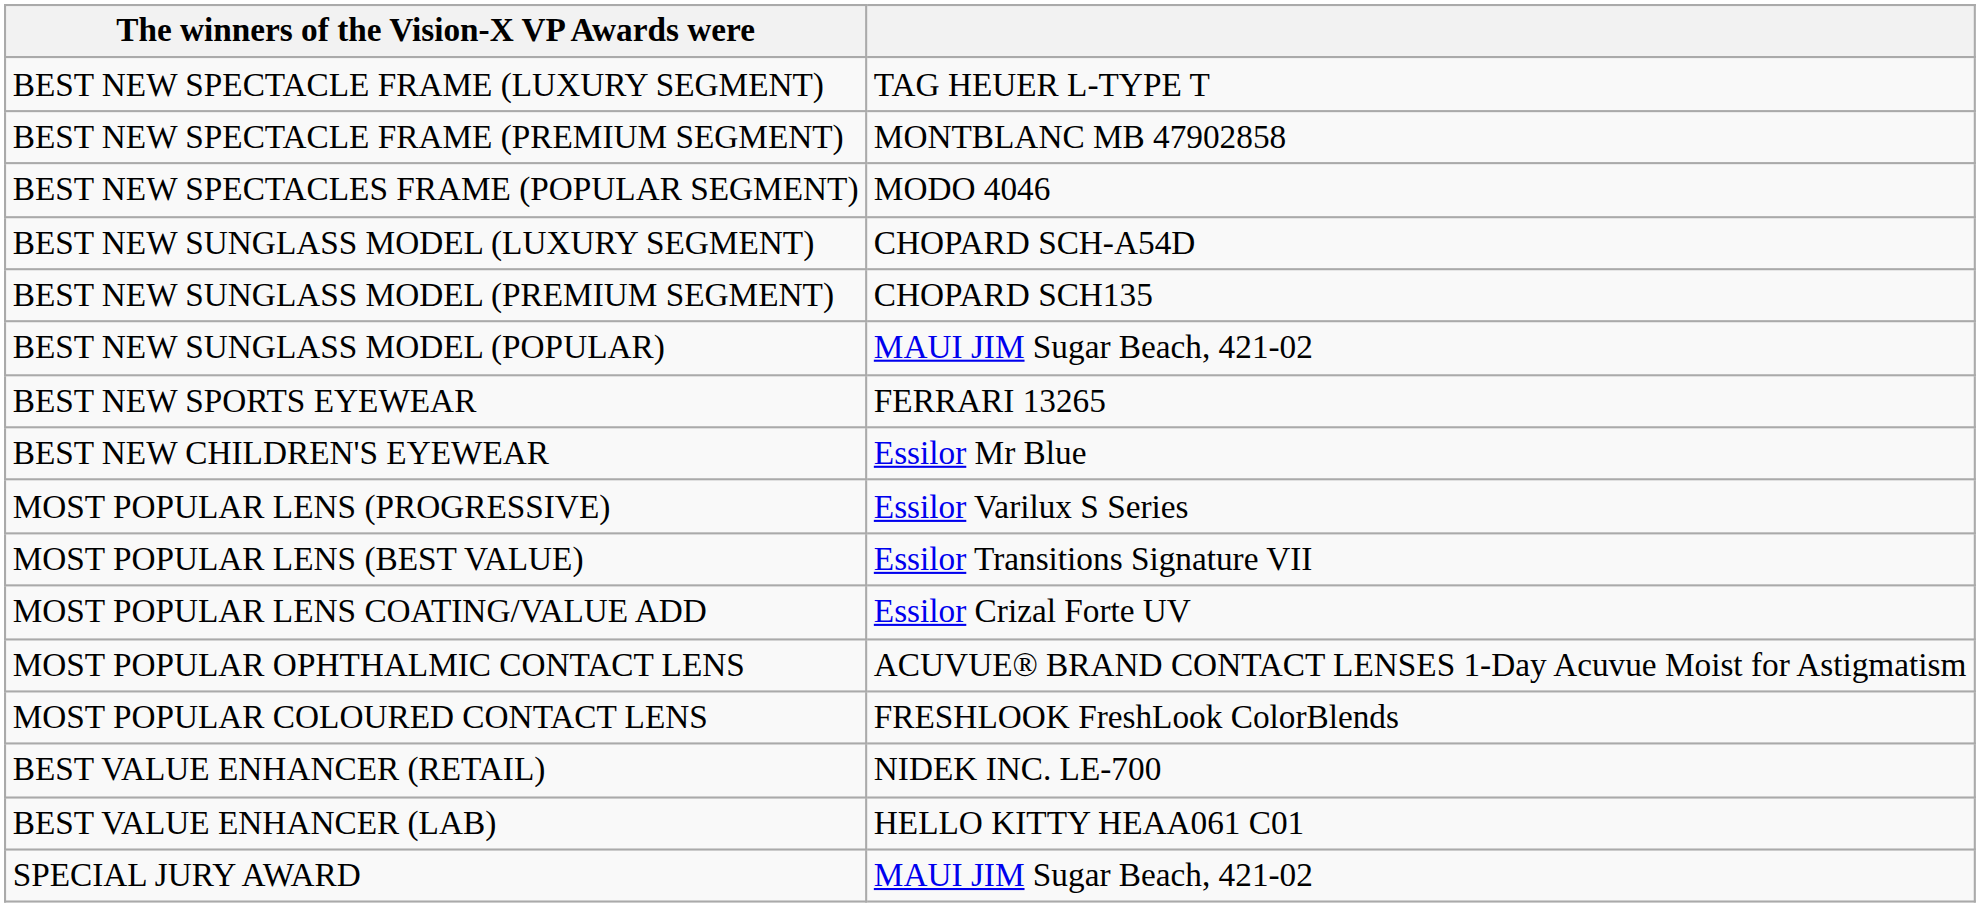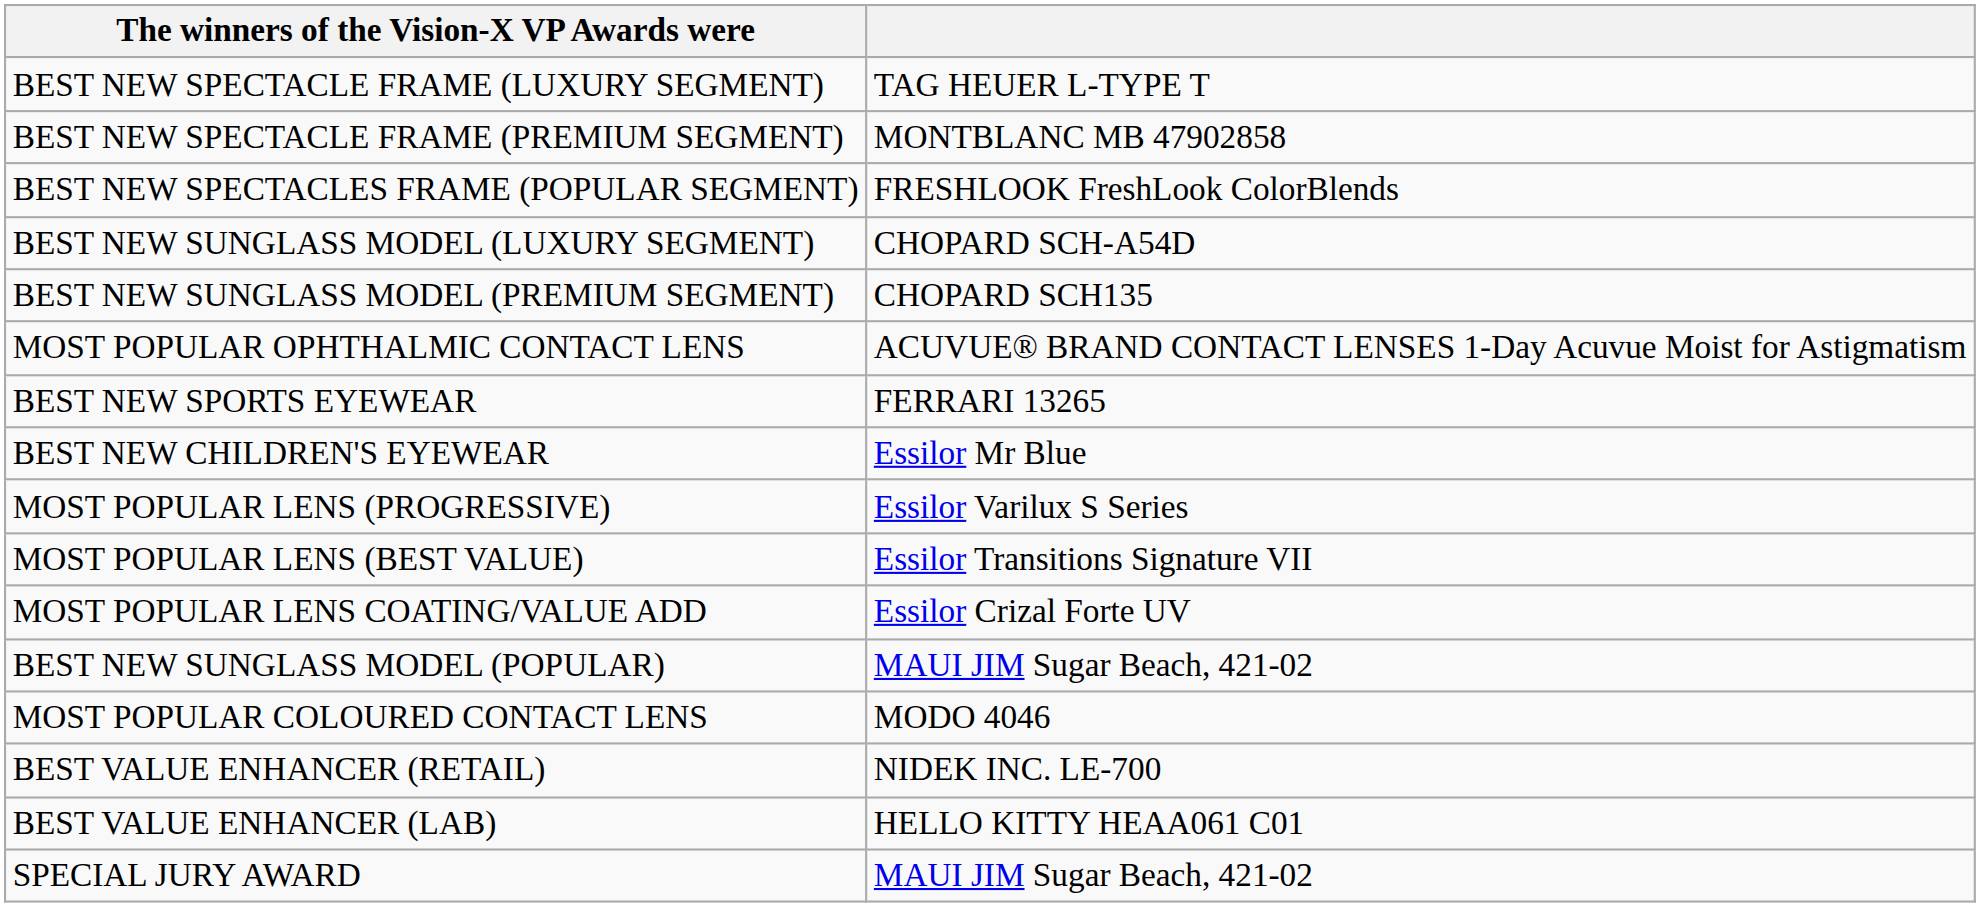(962, 189) MODO 4046 -> (1136, 189) FRESHLOOK FreshLook ColorBlends
rows swapped: (339, 347) <-> (379, 664)
(1136, 717) FRESHLOOK FreshLook ColorBlends -> (962, 717) MODO 4046
